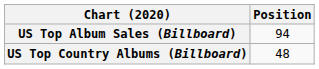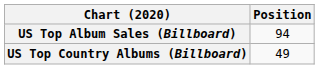(282, 54) 48 -> (282, 54) 49
